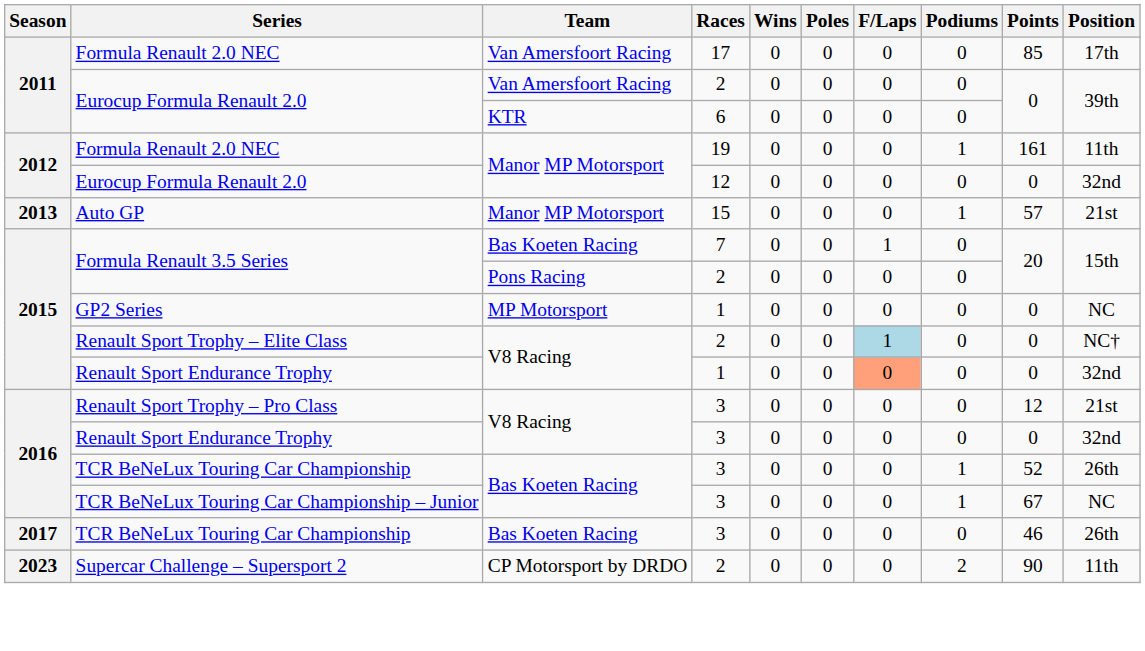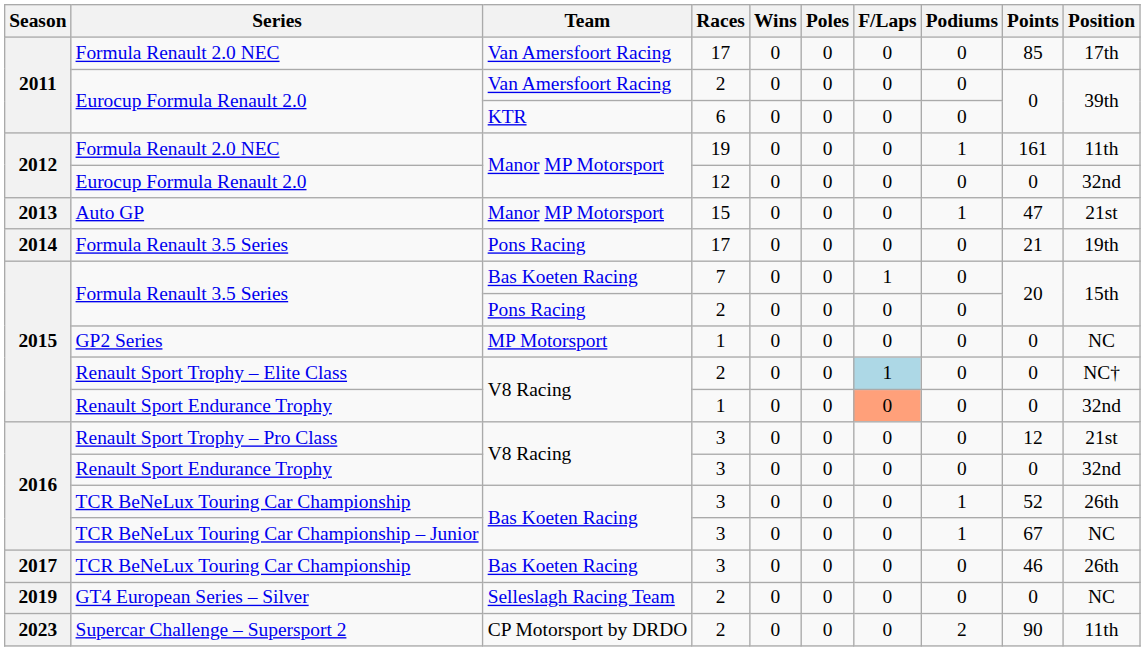(1033, 213) 57 -> (1033, 213) 47
+ row: (182, 245)
+ row: (192, 598)
